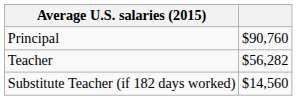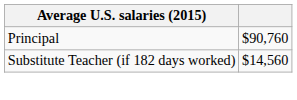- row: (30, 60)
